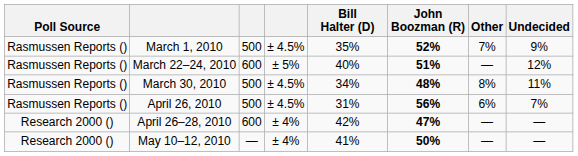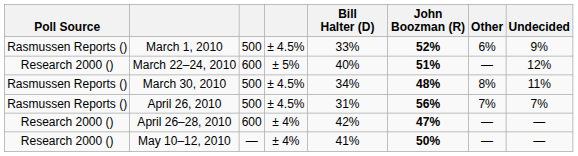(348, 46) 35% -> (348, 46) 33%
(487, 46) 7% -> (487, 46) 6%
(67, 65) Rasmussen Reports () -> (67, 65) Research 2000 ()
(487, 103) 6% -> (487, 103) 7%
